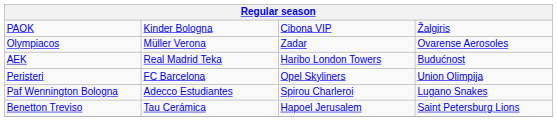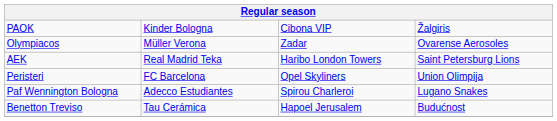(441, 60) Budućnost -> (468, 60) Saint Petersburg Lions
(468, 108) Saint Petersburg Lions -> (441, 108) Budućnost
